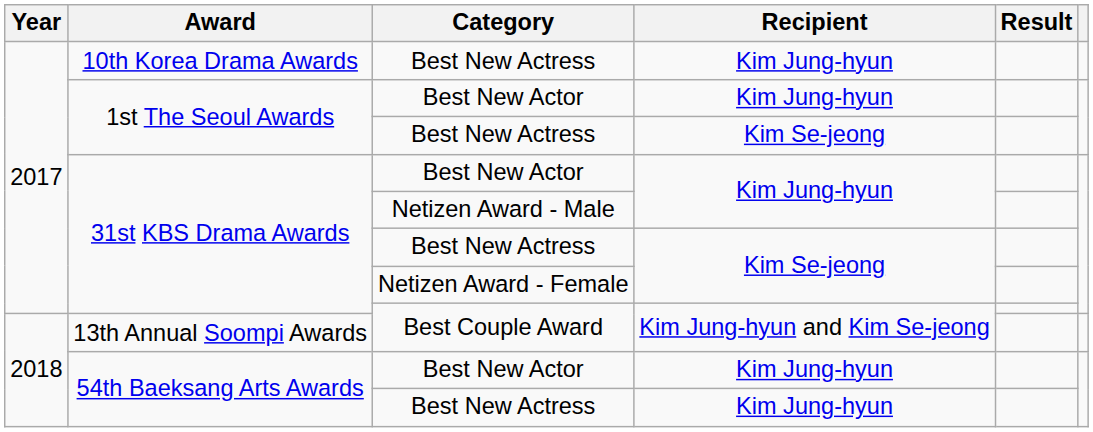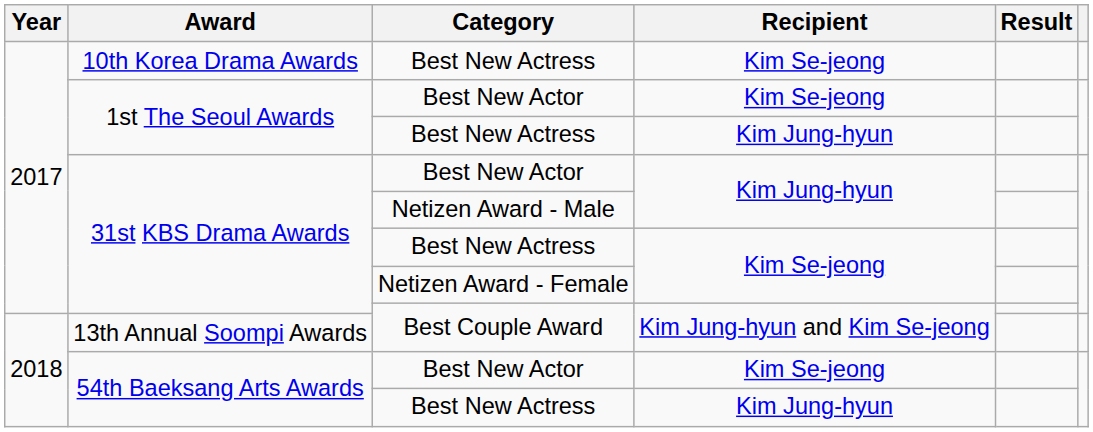(815, 60) Kim Jung-hyun -> (815, 60) Kim Se-jeong
(815, 97) Kim Jung-hyun -> (815, 97) Kim Se-jeong
(815, 135) Kim Se-jeong -> (815, 135) Kim Jung-hyun
(815, 369) Kim Jung-hyun -> (815, 369) Kim Se-jeong
